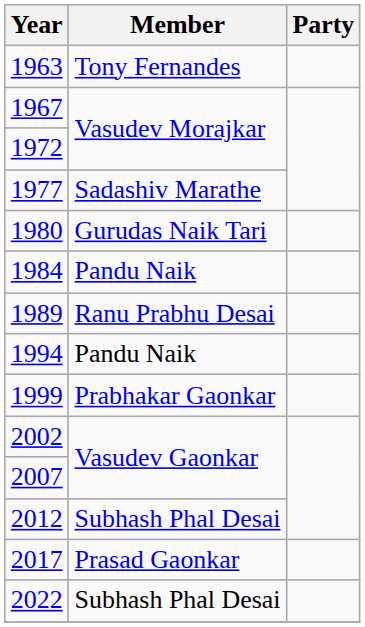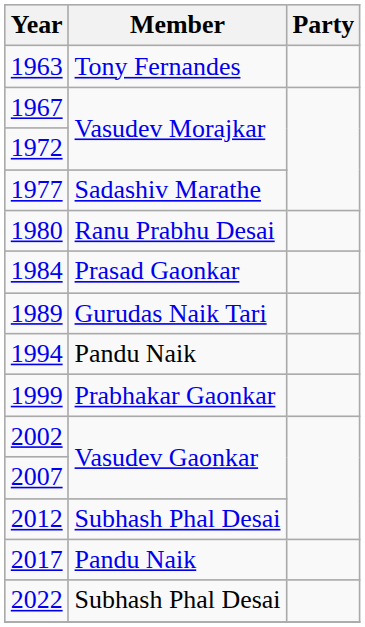(171, 230) Gurudas Naik Tari -> (175, 230) Ranu Prabhu Desai
(135, 271) Pandu Naik -> (157, 271) Prasad Gaonkar
(175, 312) Ranu Prabhu Desai -> (171, 312) Gurudas Naik Tari
(157, 559) Prasad Gaonkar -> (135, 559) Pandu Naik
